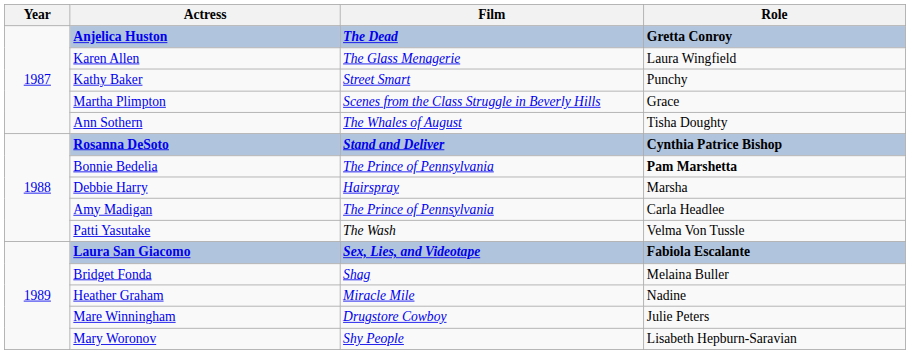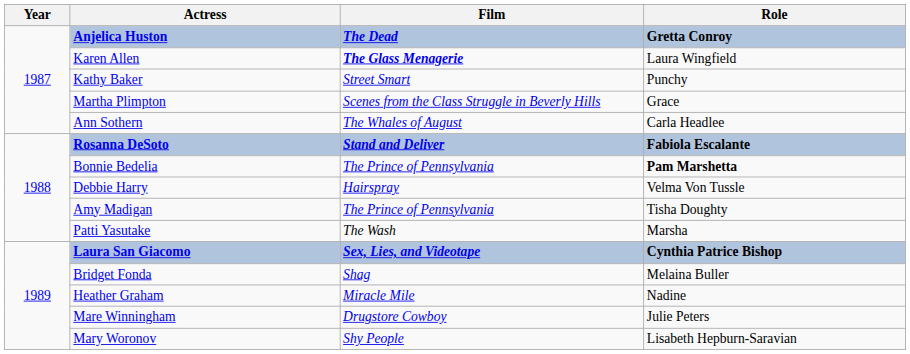(402, 58) normal -> (403, 58) bold
(687, 123) Tisha Doughty -> (686, 123) Carla Headlee
(714, 144) Cynthia Patrice Bishop -> (698, 144) Fabiola Escalante
(667, 187) Marsha -> (696, 187) Velma Von Tussle
(686, 209) Carla Headlee -> (687, 209) Tisha Doughty
(696, 230) Velma Von Tussle -> (667, 230) Marsha
(698, 252) Fabiola Escalante -> (714, 252) Cynthia Patrice Bishop
